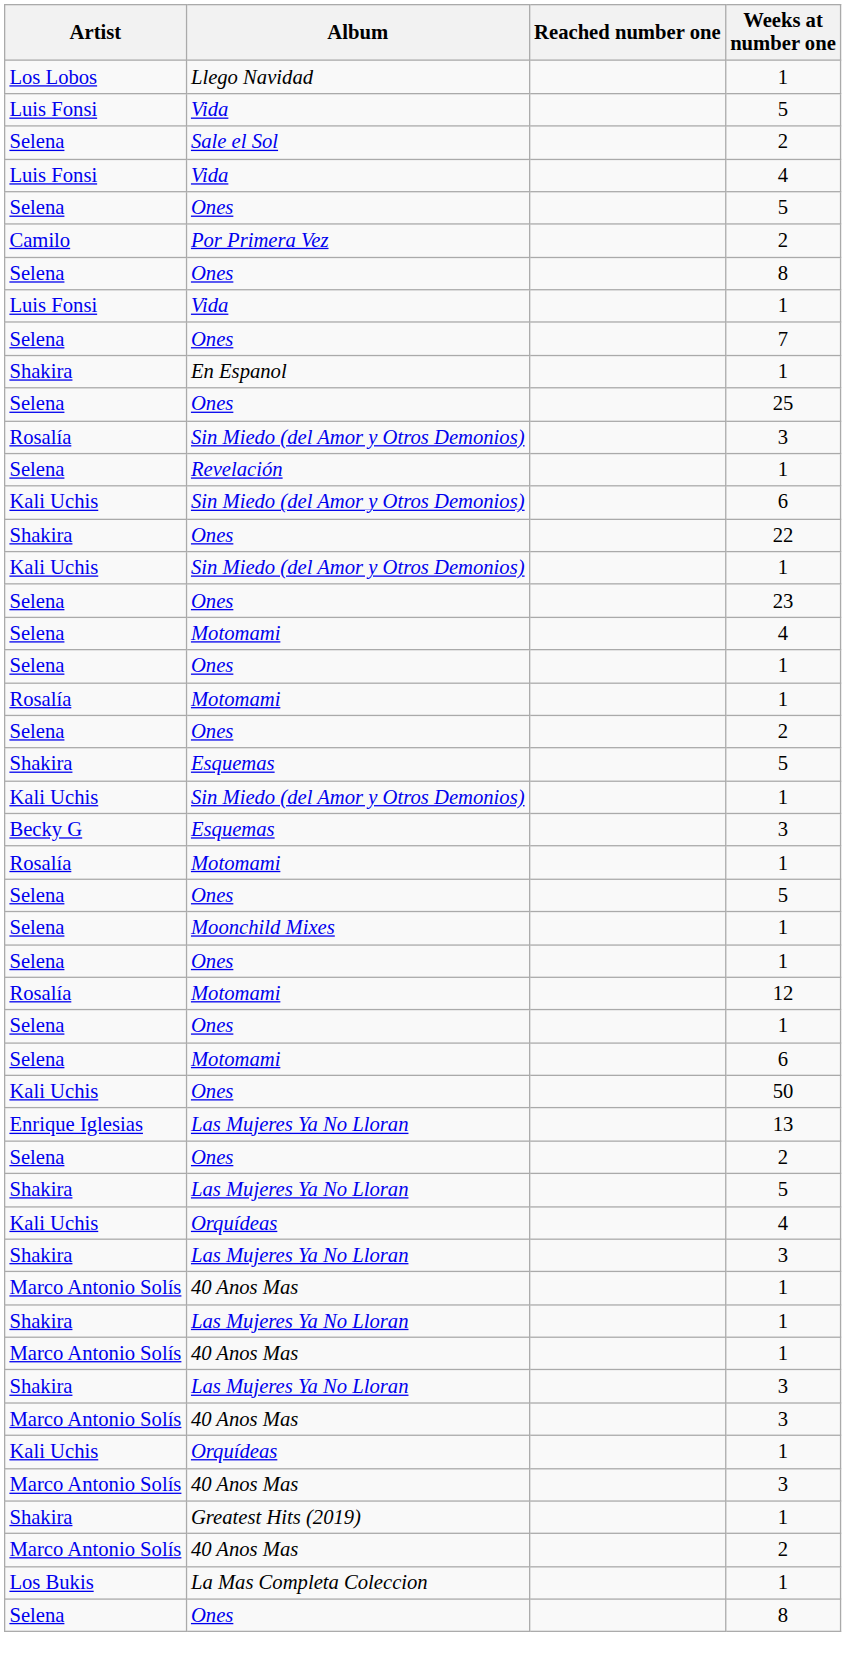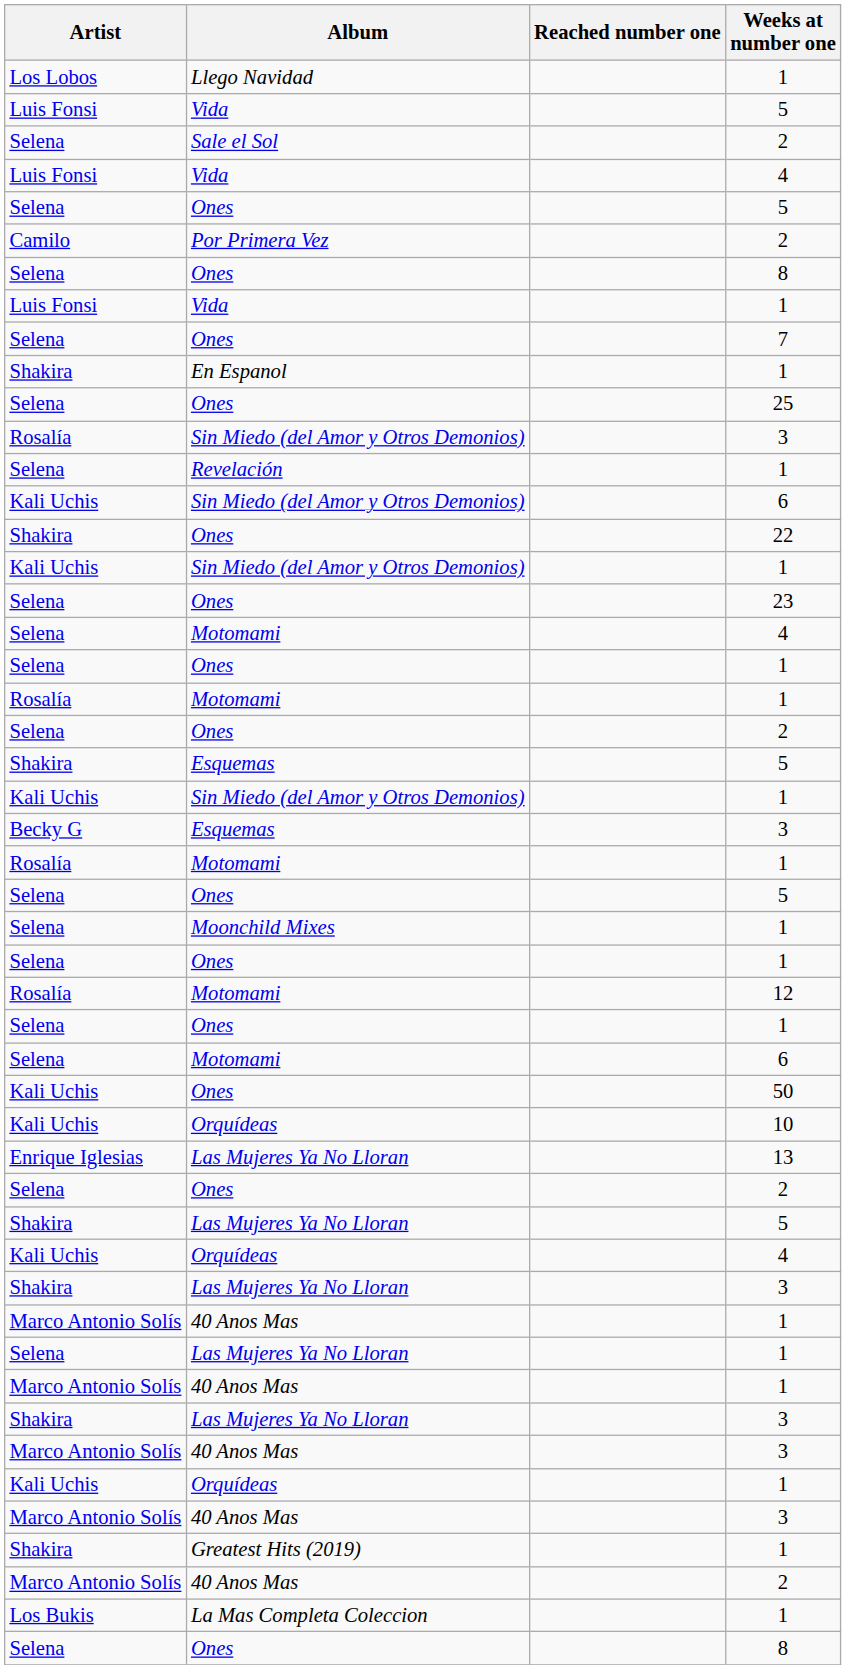+ row: (234, 1124)
(41, 1320) Shakira -> (37, 1353) Selena
